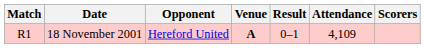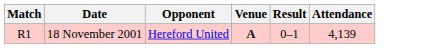- column: (398, 14)
(342, 33) 4,109 -> (342, 33) 4,139
